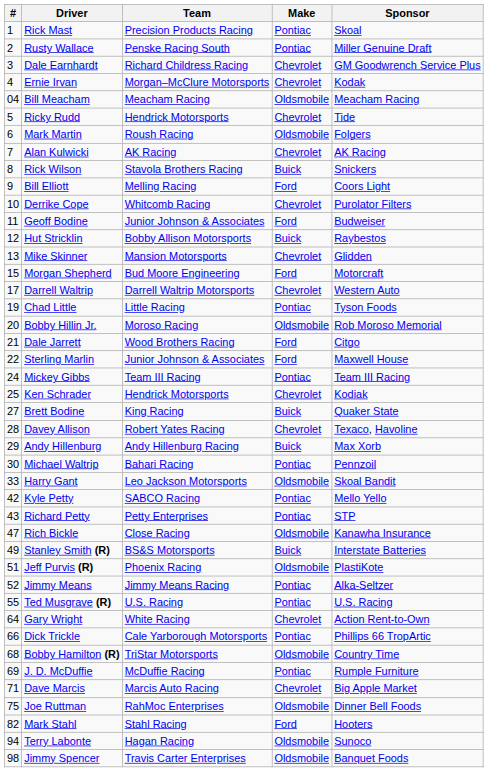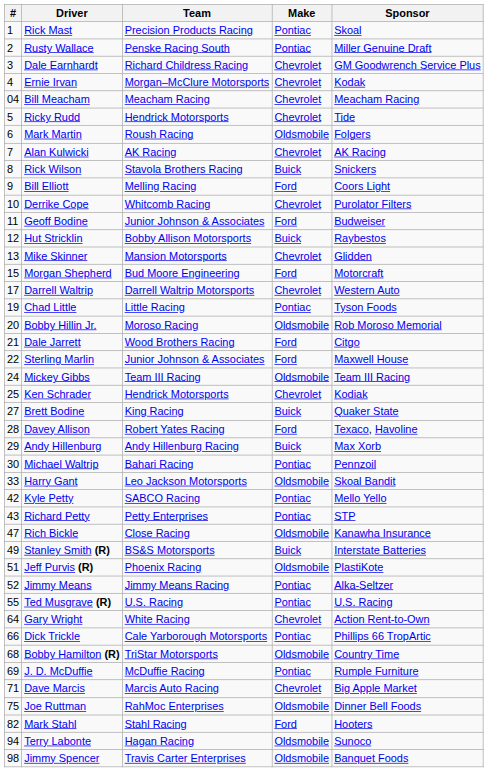(302, 100) Oldsmobile -> (298, 100) Chevrolet
(293, 377) Pontiac -> (302, 377) Oldsmobile
(298, 429) Chevrolet -> (286, 429) Ford
